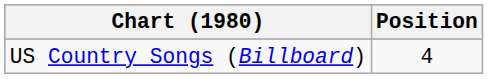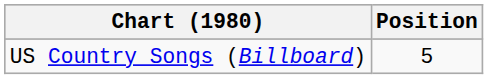(427, 57) 4 -> (427, 57) 5
